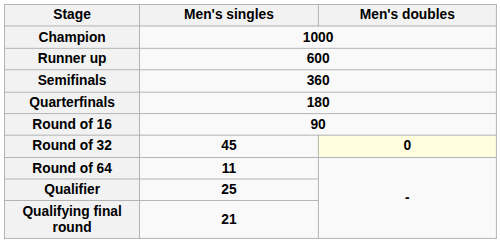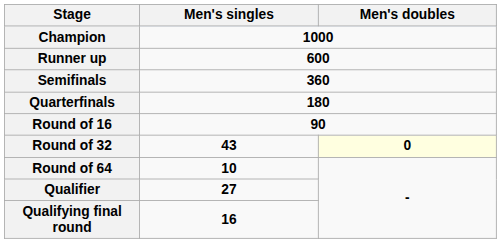(229, 146) 45 -> (229, 146) 43
(229, 168) 11 -> (229, 168) 10
(229, 189) 25 -> (229, 189) 27
(229, 219) 21 -> (229, 219) 16
